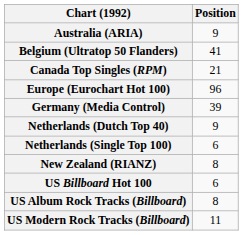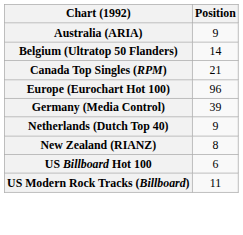(215, 51) 41 -> (215, 51) 14
- row: (98, 145)
- row: (98, 201)
